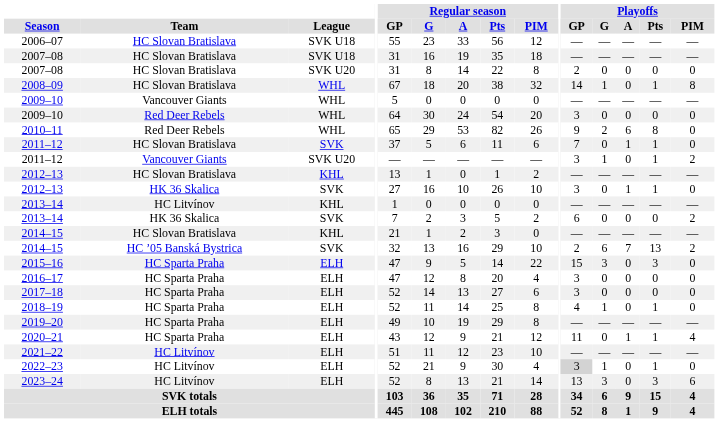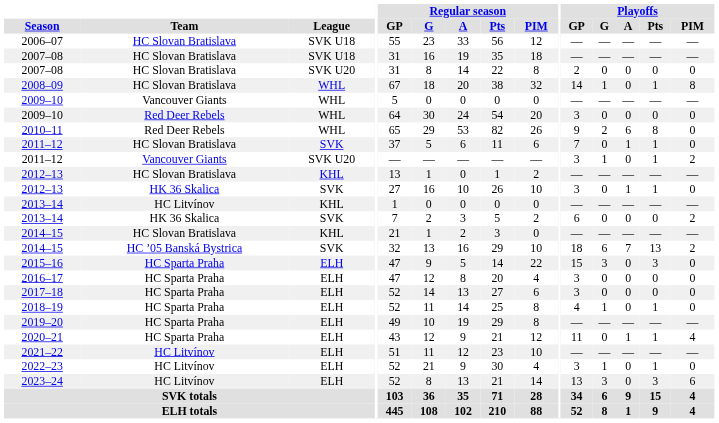(577, 248) 2 -> (577, 248) 18
(577, 366) lightgrey background -> (577, 366) no background
